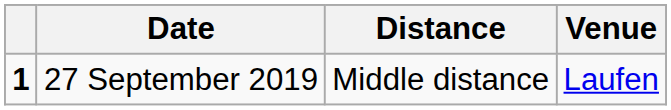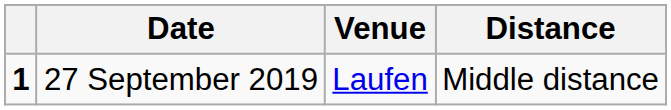columns swapped: (611, 29) <-> (441, 29)
